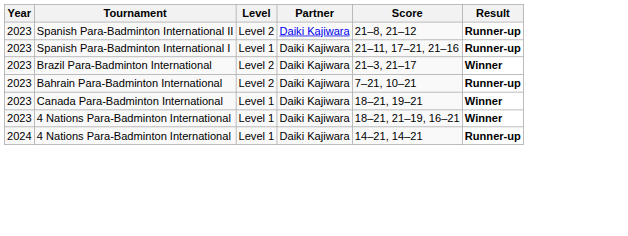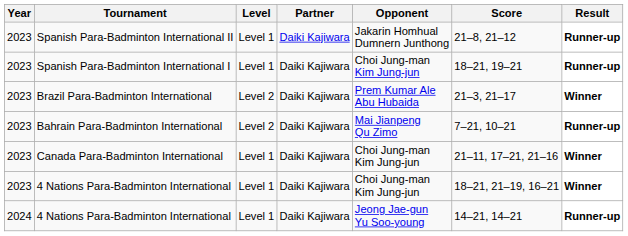+ column: (402, 14)
(256, 31) Level 2 -> (256, 37) Level 1
(407, 49) 21–11, 17–21, 21–16 -> (488, 67) 18–21, 19–21
(389, 101) 18–21, 19–21 -> (506, 157) 21–11, 17–21, 21–16
